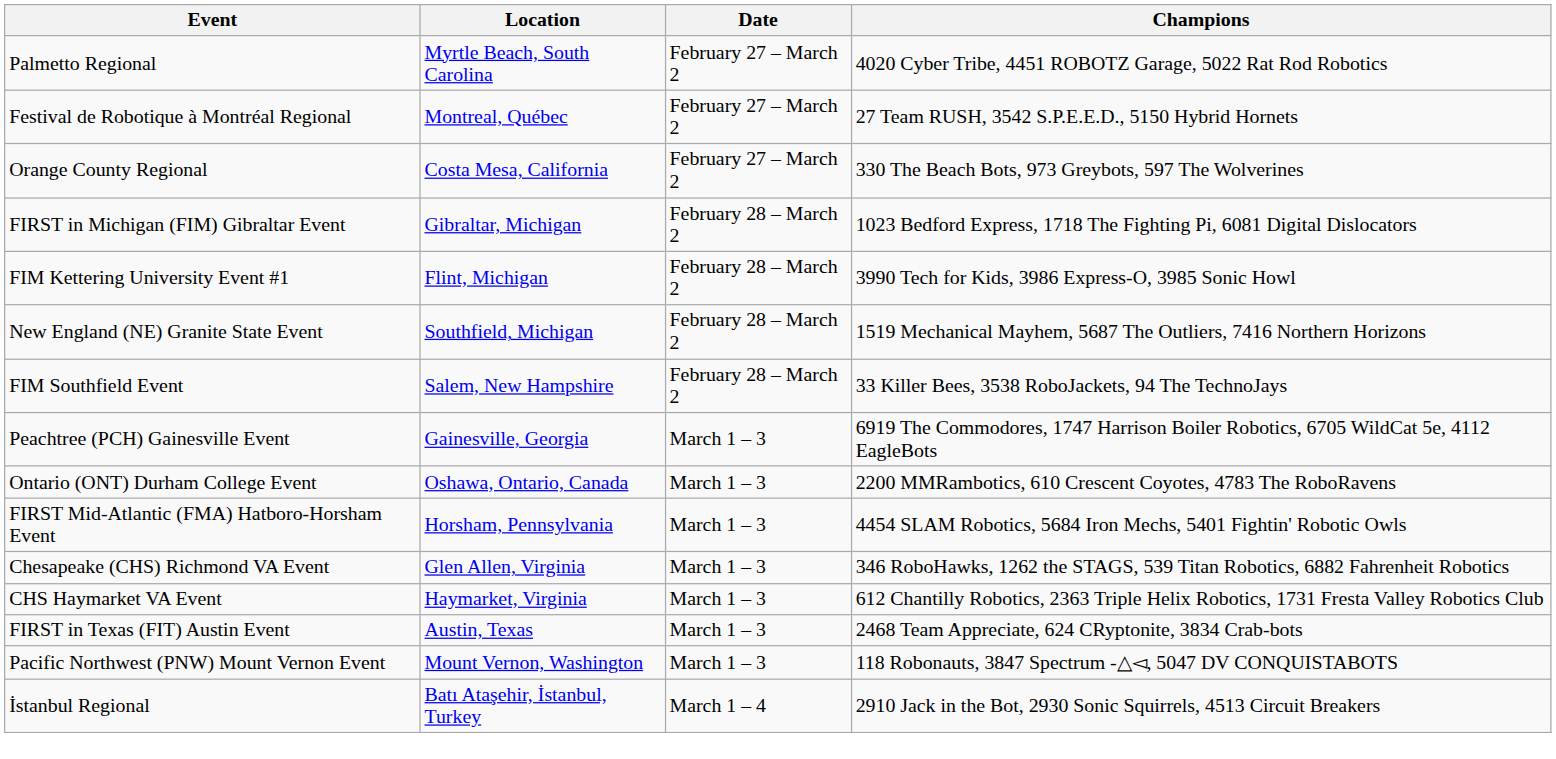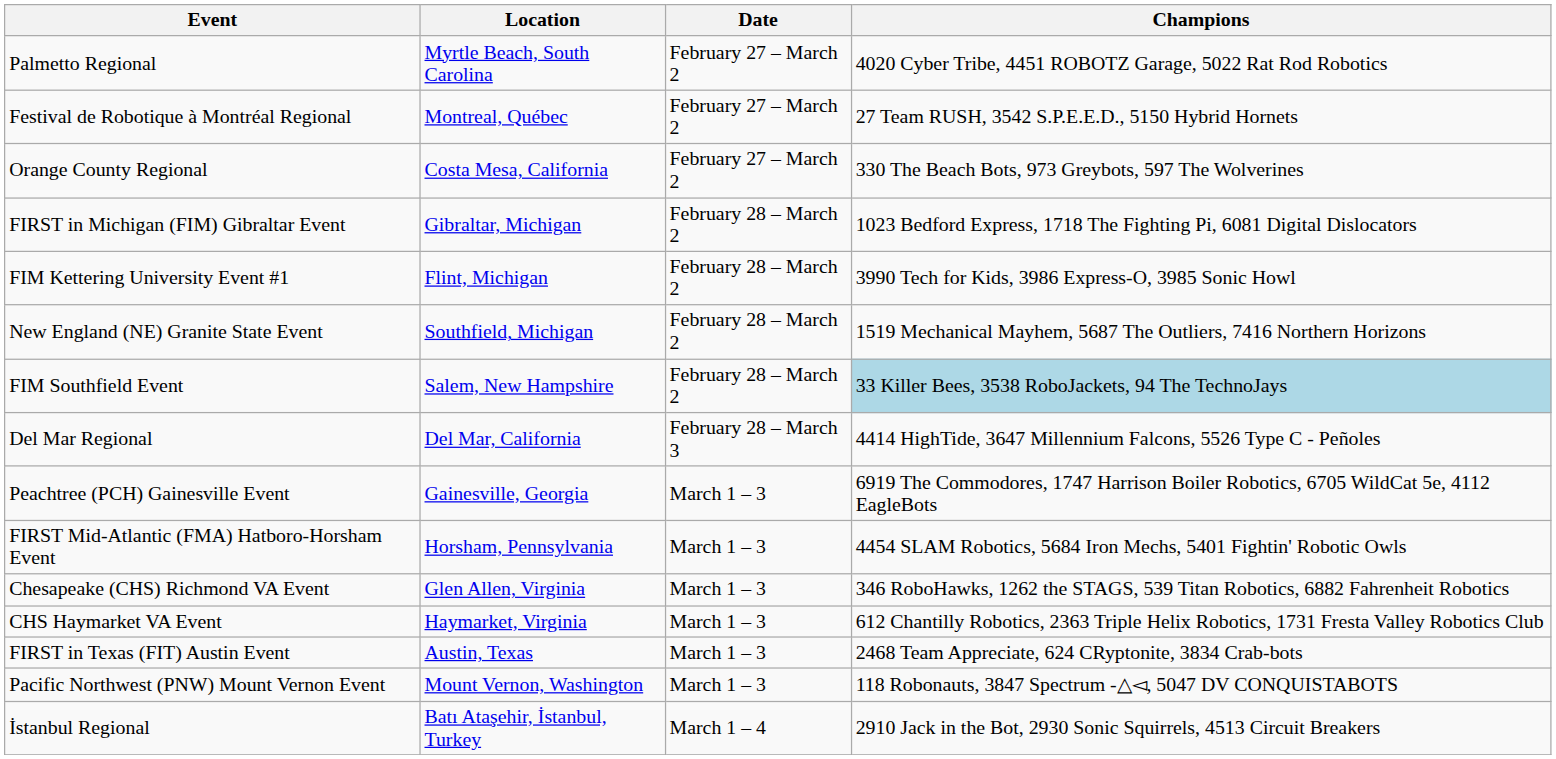(1071, 385) no background -> (1071, 385) lightblue background
+ row: (81, 439)
- row: (163, 481)
